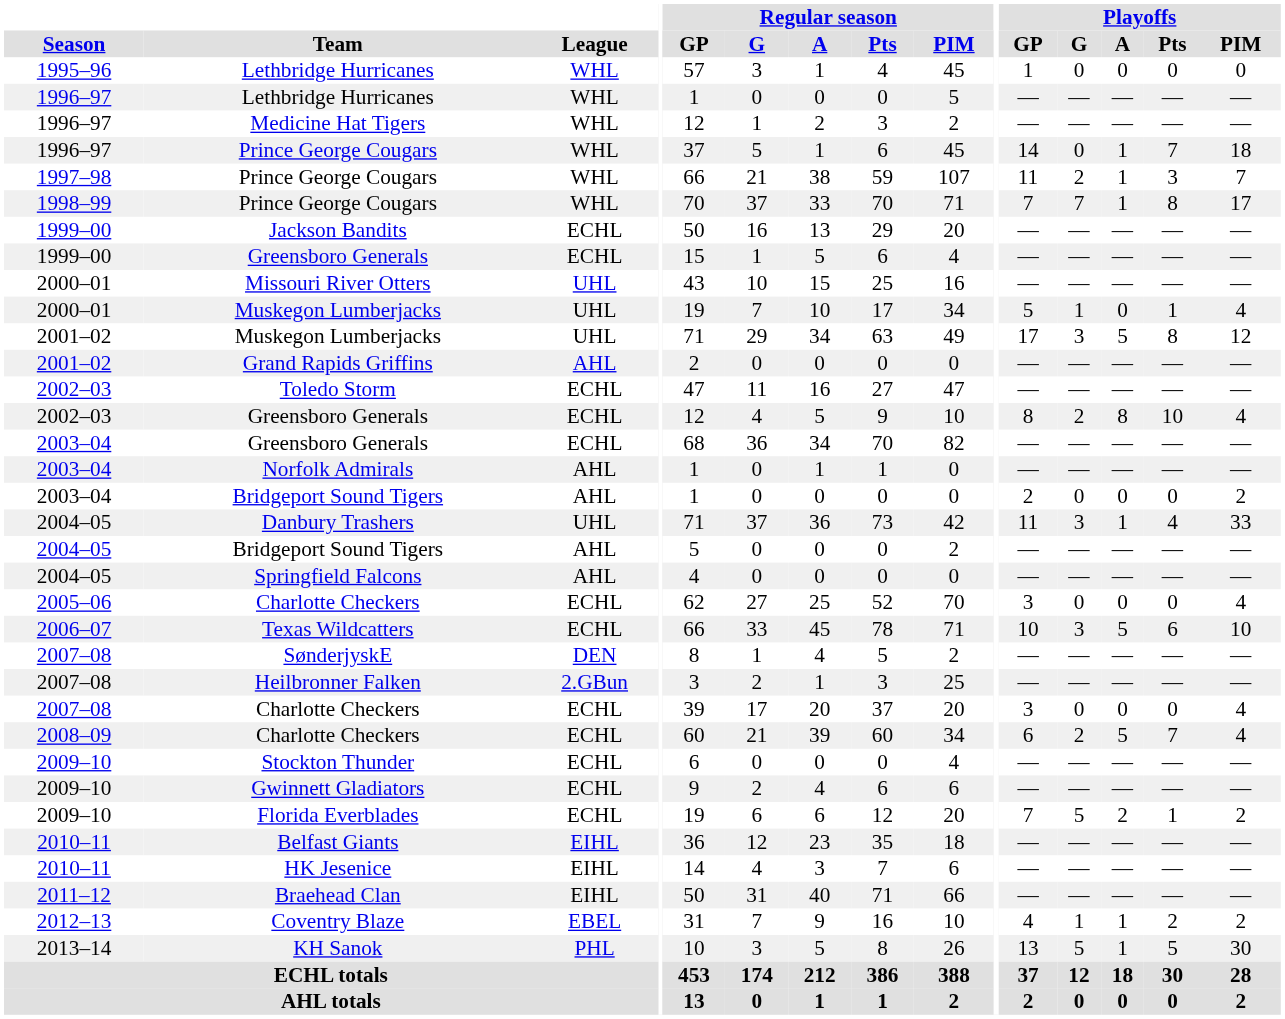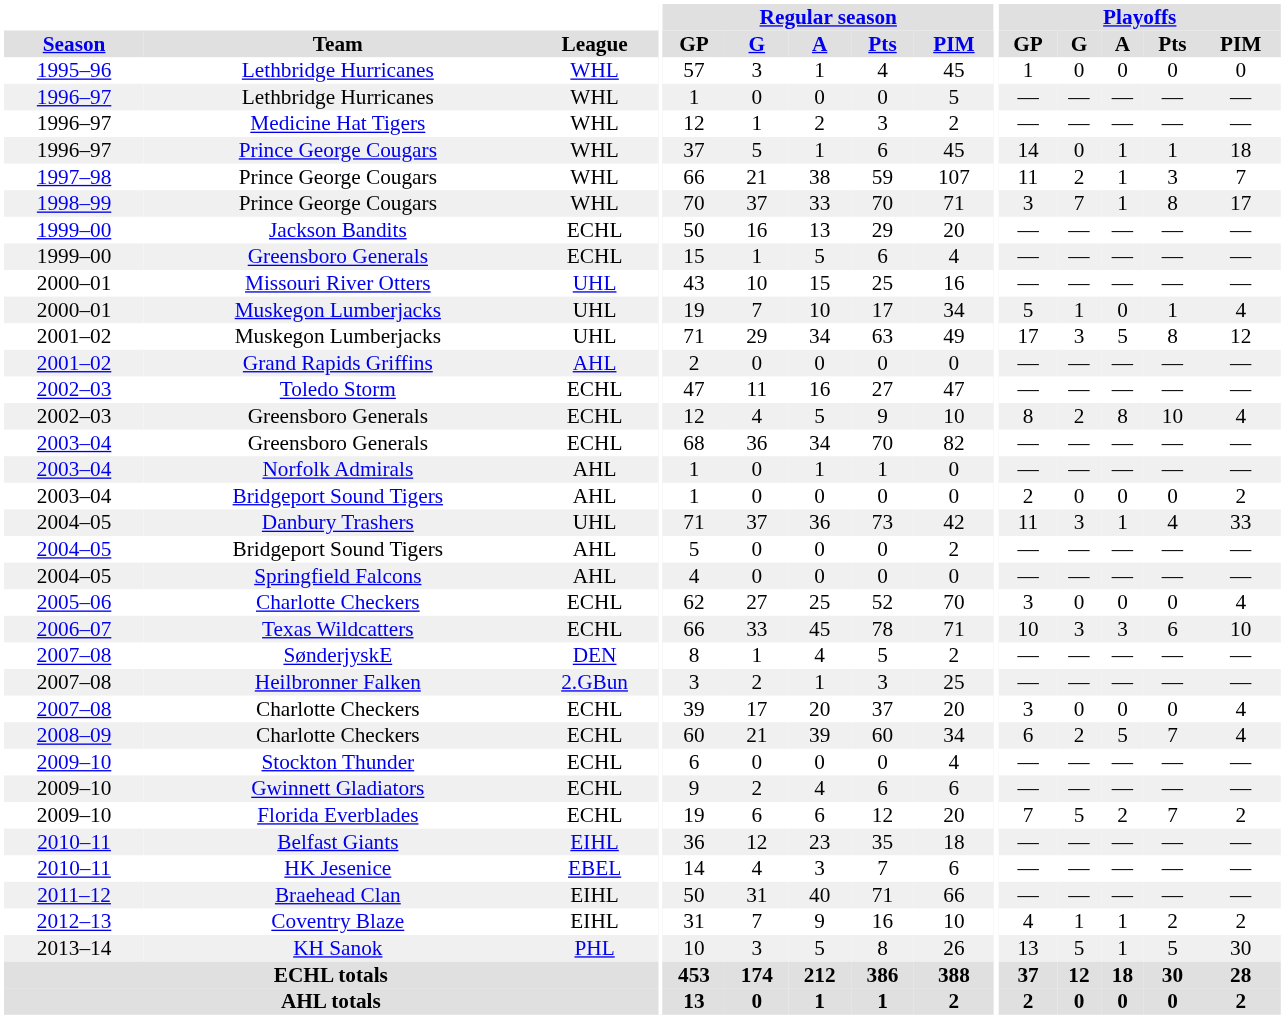(1172, 150) 7 -> (1172, 150) 1
(1028, 203) 7 -> (1028, 203) 3
(1123, 628) 5 -> (1123, 628) 3
(1172, 815) 1 -> (1172, 815) 7
(595, 868) EIHL -> (595, 868) EBEL
(595, 921) EBEL -> (595, 921) EIHL
